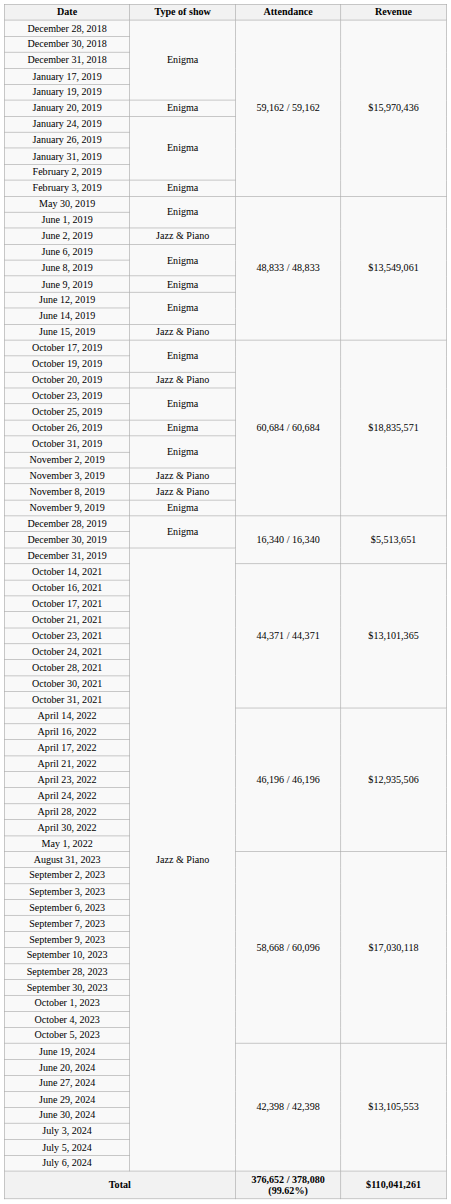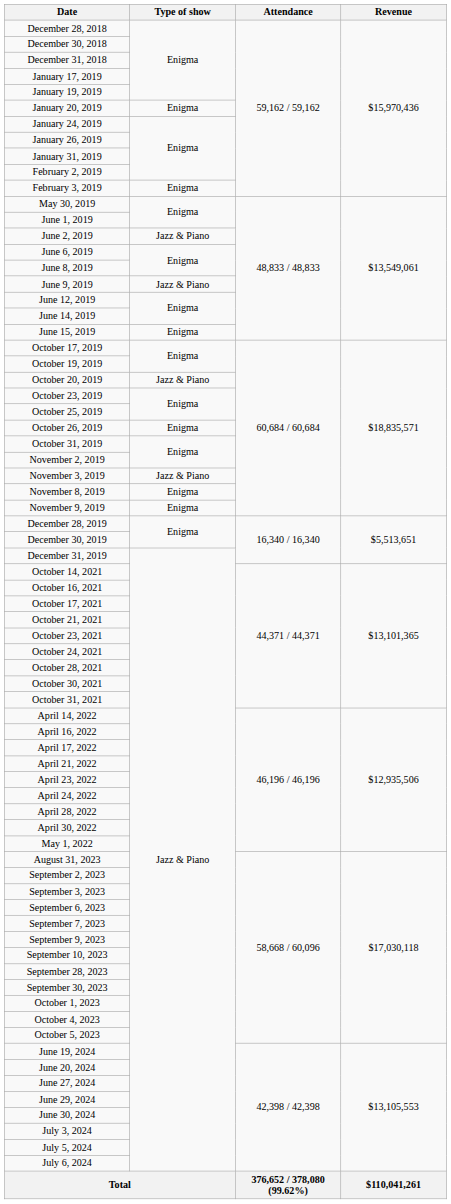(183, 284) Enigma -> (183, 284) Jazz & Piano
(183, 332) Jazz & Piano -> (183, 332) Enigma
(183, 492) Jazz & Piano -> (183, 492) Enigma
